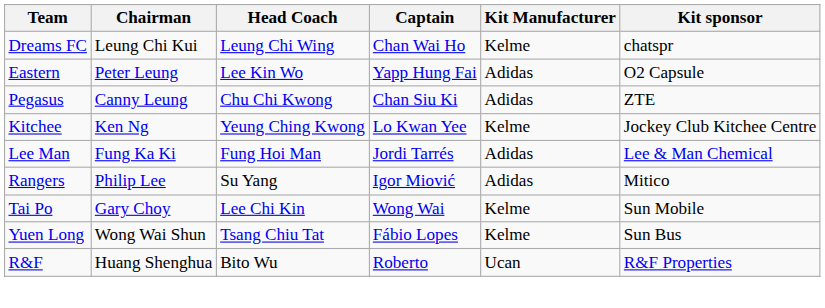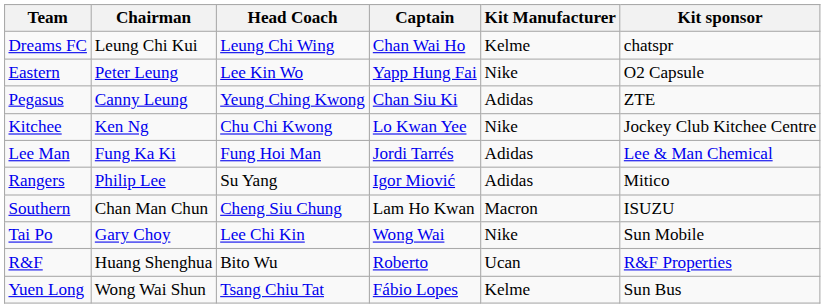(509, 72) Adidas -> (501, 72) Nike
(276, 99) Chu Chi Kwong -> (293, 99) Yeung Ching Kwong
(293, 126) Yeung Ching Kwong -> (276, 126) Chu Chi Kwong
(507, 126) Kelme -> (501, 126) Nike
+ row: (39, 208)
(507, 208) Kelme -> (501, 235) Nike
rows swapped: (46, 235) <-> (26, 262)
